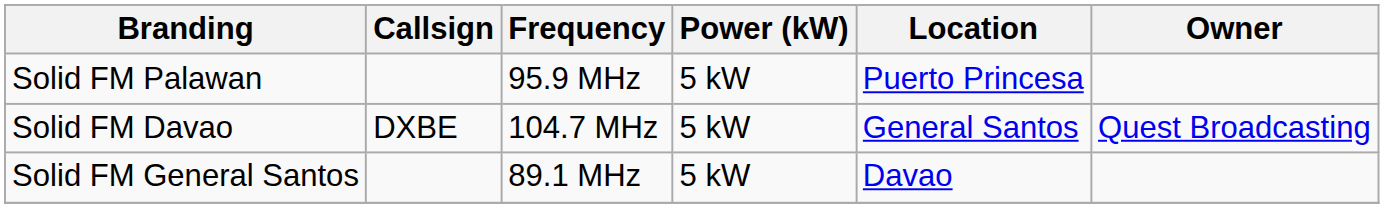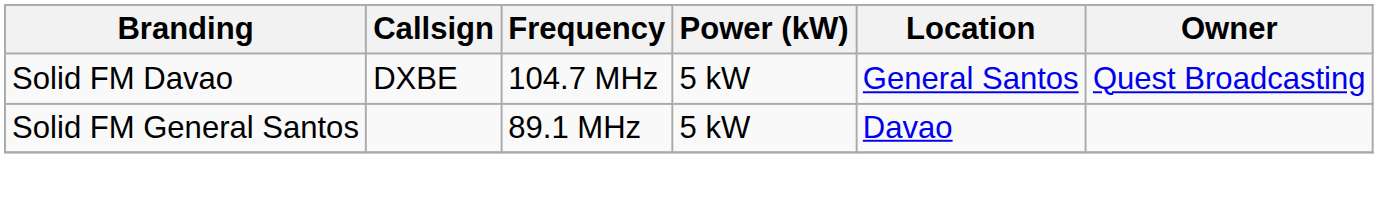- row: (137, 78)
